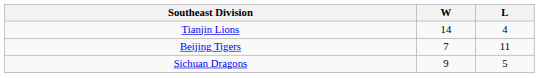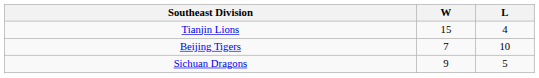(446, 30) 14 -> (446, 30) 15
(505, 47) 11 -> (505, 47) 10
